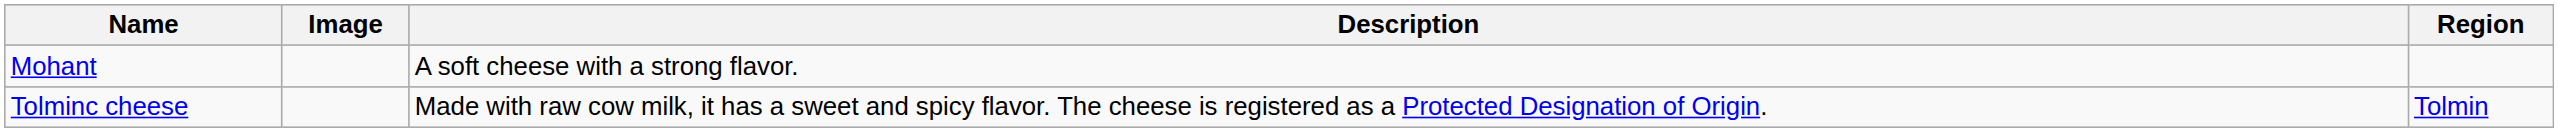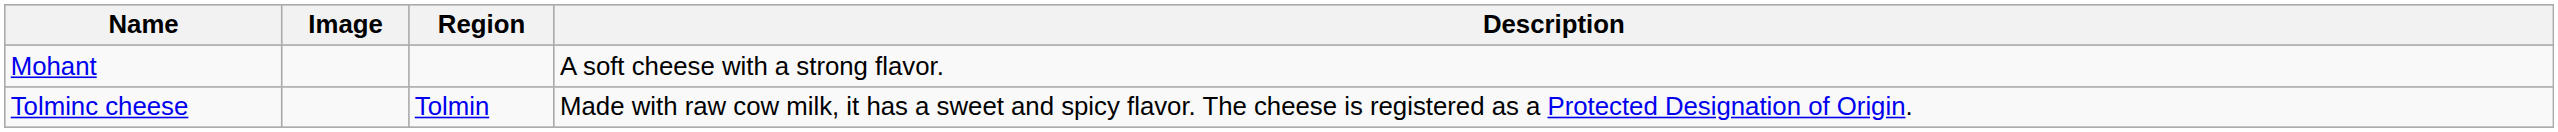columns swapped: (2481, 24) <-> (1408, 24)
